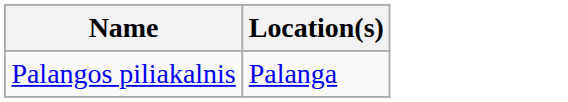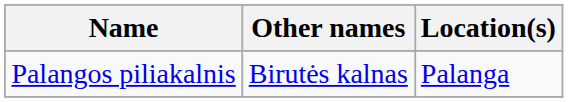+ column: (328, 27)
